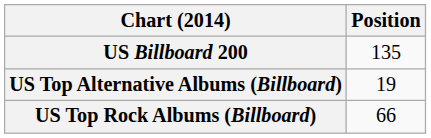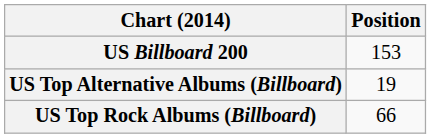(386, 52) 135 -> (386, 52) 153
